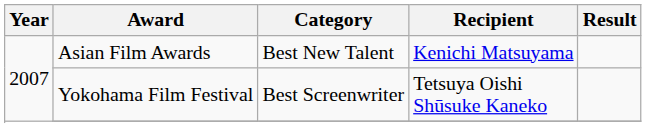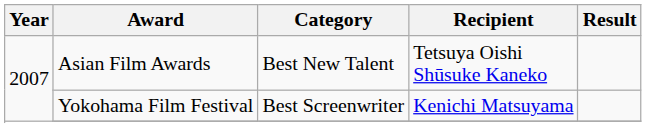(493, 51) Kenichi Matsuyama -> (480, 62) Tetsuya Oishi Shūsuke Kaneko
(480, 94) Tetsuya Oishi Shūsuke Kaneko -> (493, 105) Kenichi Matsuyama
